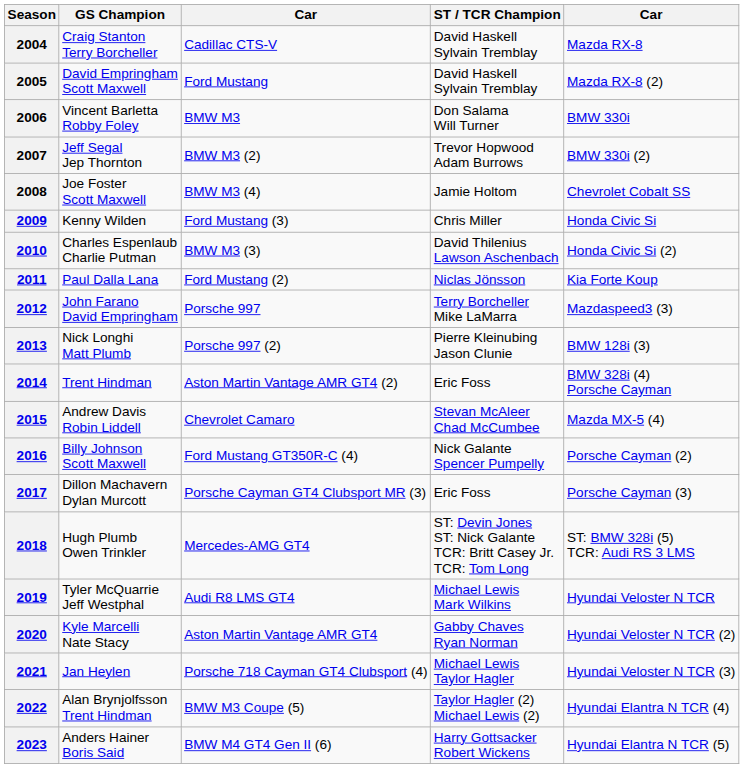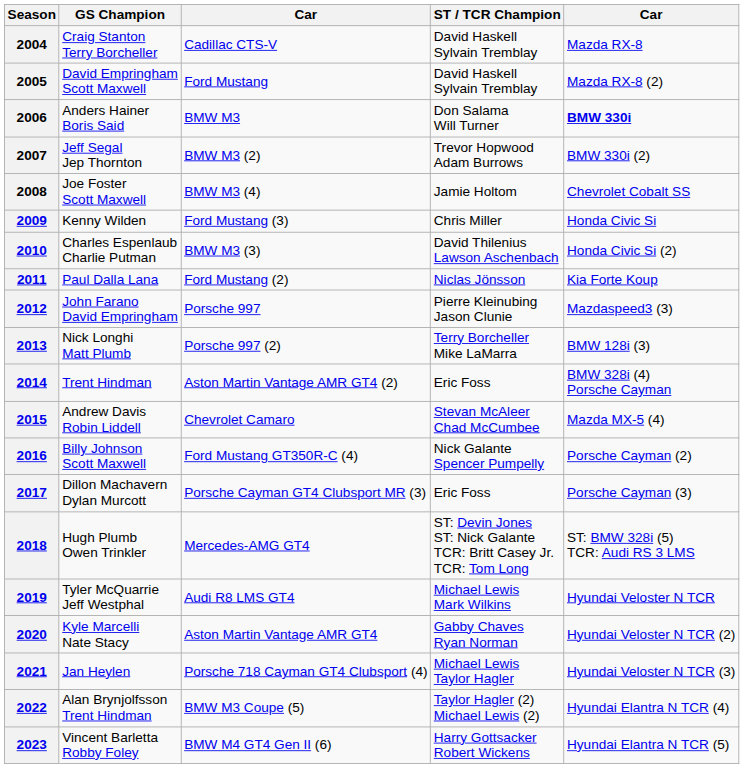(110, 118) Vincent Barletta Robby Foley -> (106, 118) Anders Hainer Boris Said
(598, 118) normal -> (599, 118) bold
(481, 308) Terry Borcheller Mike LaMarra -> (486, 308) Pierre Kleinubing Jason Clunie
(486, 345) Pierre Kleinubing Jason Clunie -> (481, 345) Terry Borcheller Mike LaMarra
(106, 745) Anders Hainer Boris Said -> (110, 745) Vincent Barletta Robby Foley
